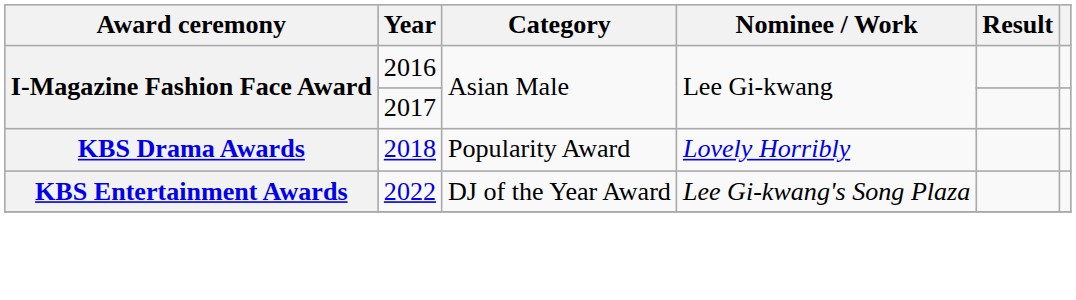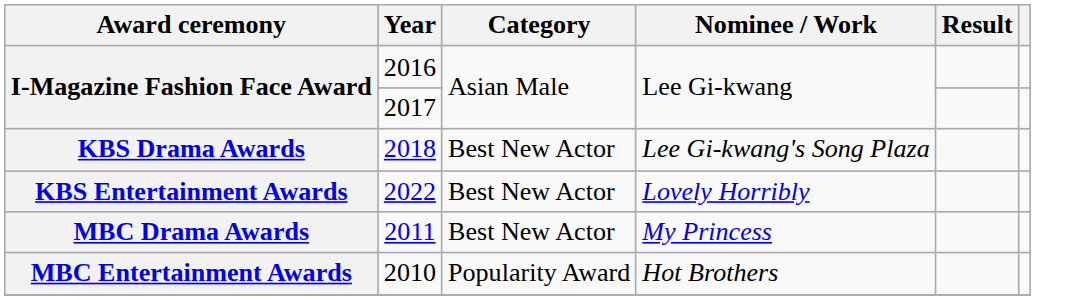(539, 149) Popularity Award -> (531, 149) Best New Actor
(767, 149) Lovely Horribly -> (786, 149) Lee Gi-kwang's Song Plaza
(559, 190) DJ of the Year Award -> (531, 190) Best New Actor
(827, 190) Lee Gi-kwang's Song Plaza -> (726, 190) Lovely Horribly
+ row: (410, 231)
+ row: (410, 273)
